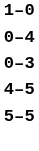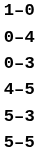+ row: (19, 117)
